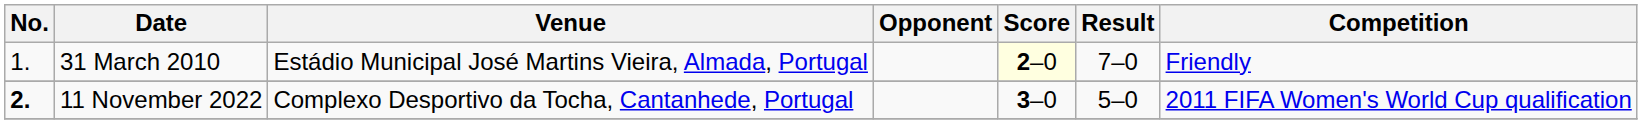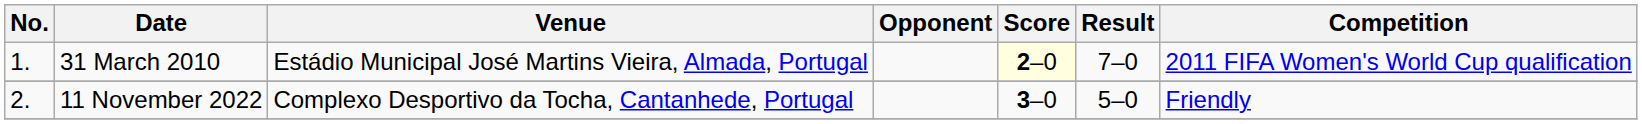(1208, 61) Friendly -> (1399, 61) 2011 FIFA Women's World Cup qualification
(20, 99) bold -> (20, 99) normal
(1399, 99) 2011 FIFA Women's World Cup qualification -> (1208, 99) Friendly
